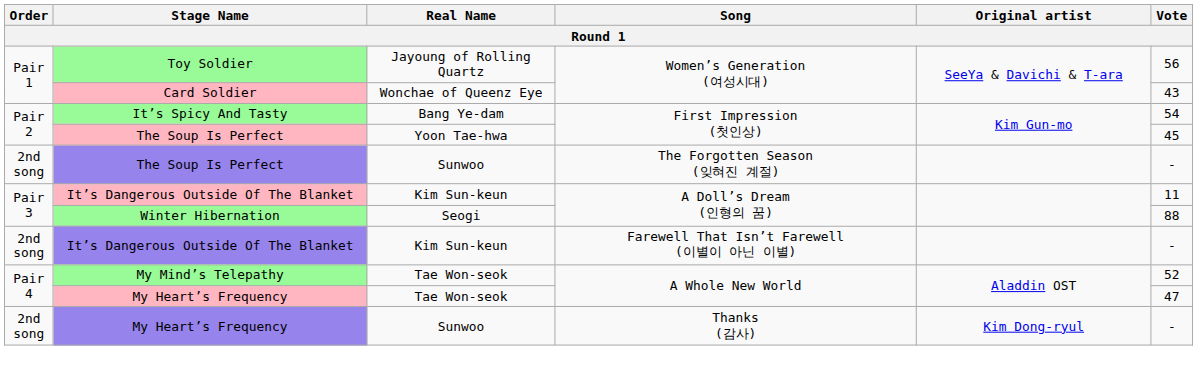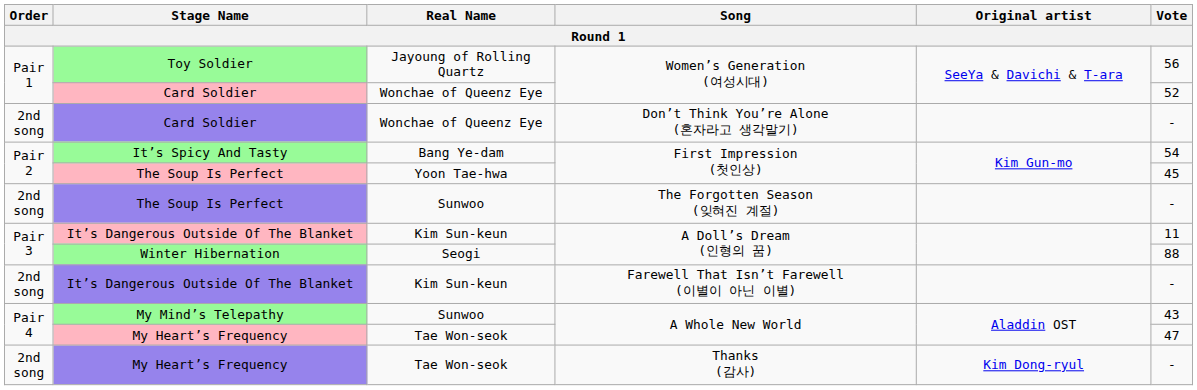(1172, 93) 43 -> (1172, 93) 52
+ row: (210, 123)
(461, 275) Tae Won-seok -> (461, 314) Sunwoo
(1172, 275) 52 -> (1172, 314) 43
(461, 326) Sunwoo -> (461, 365) Tae Won-seok
